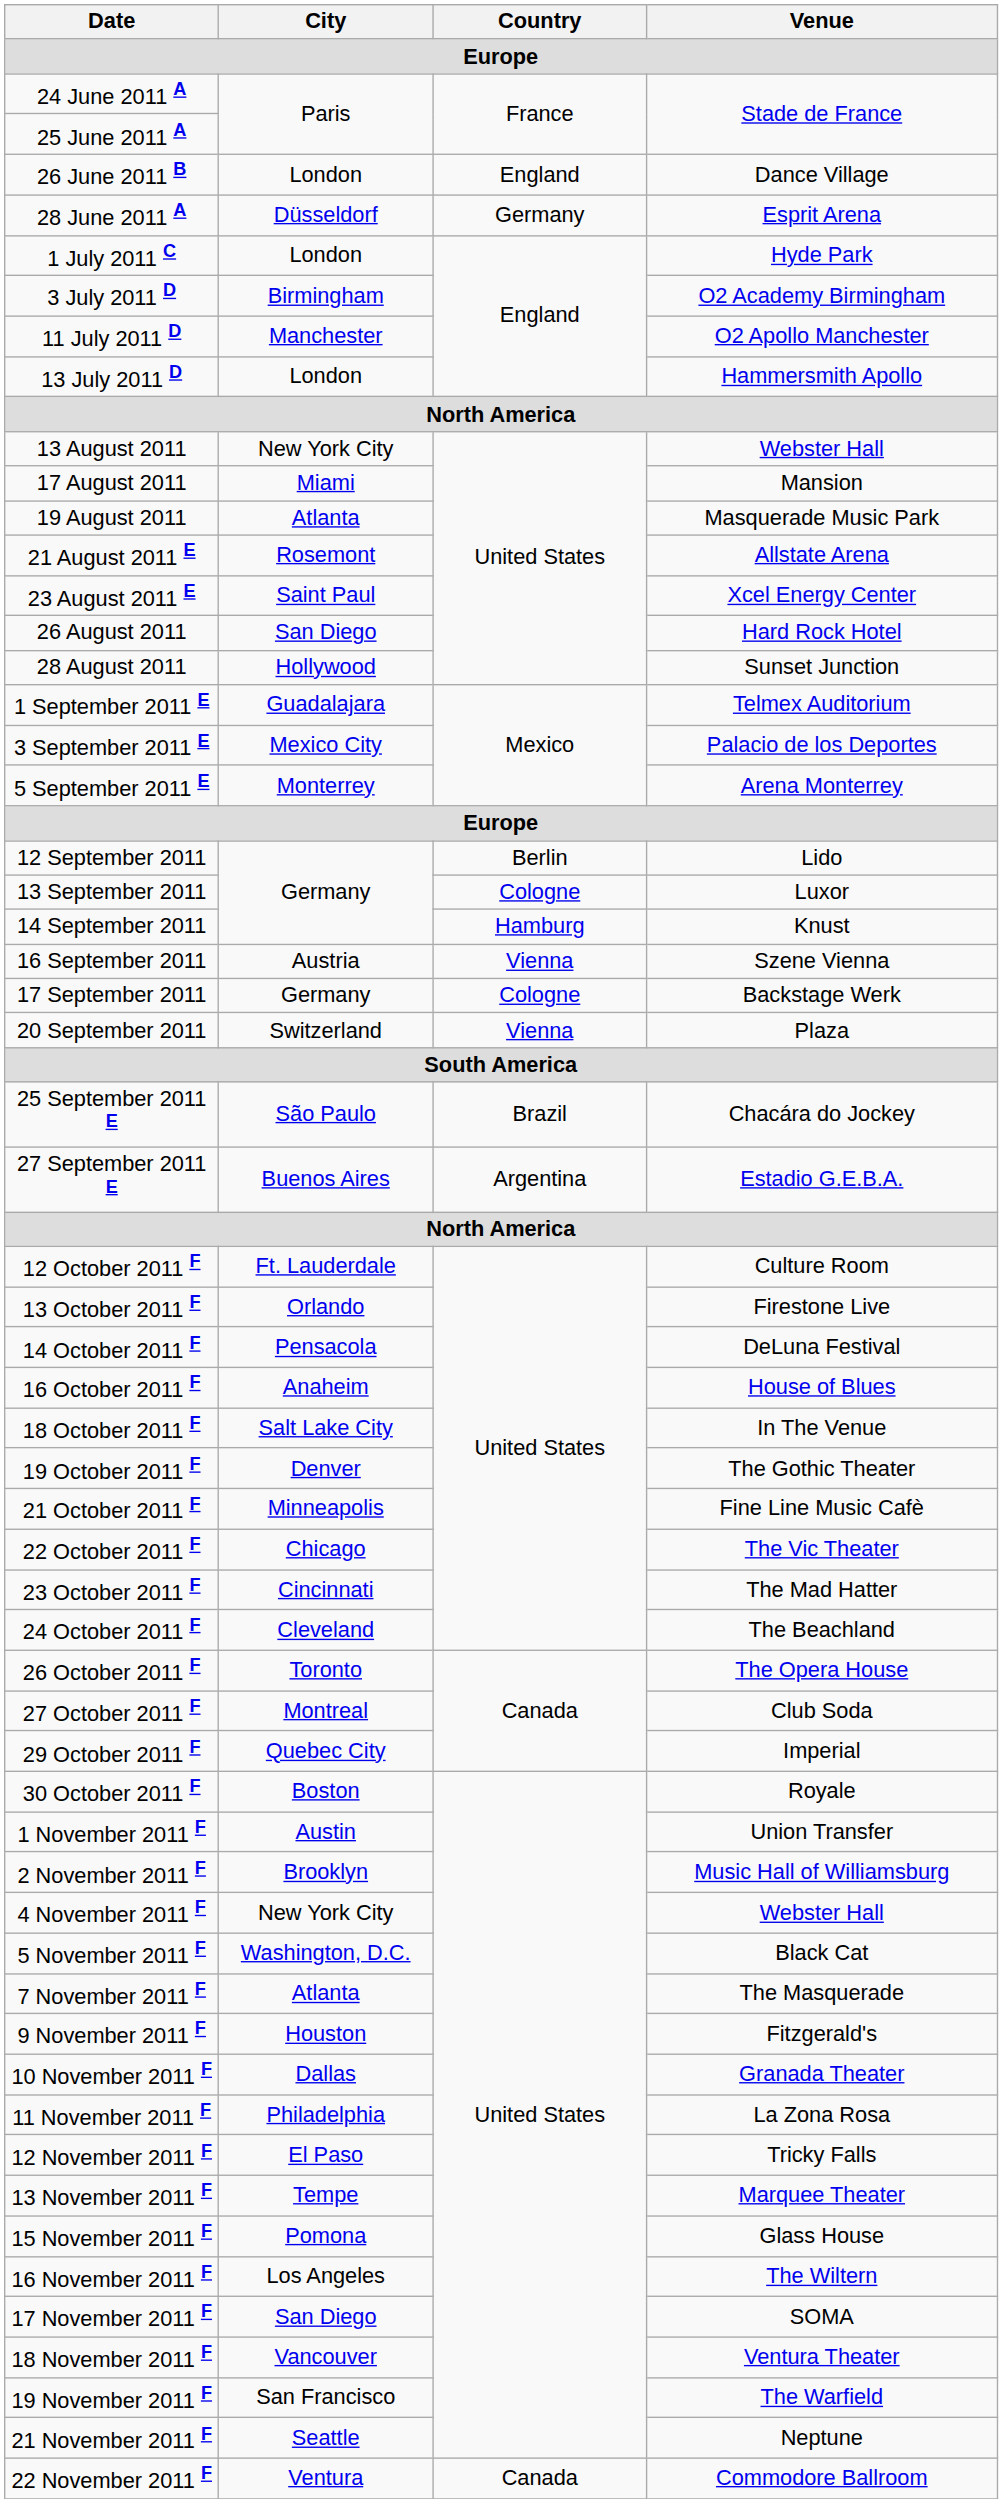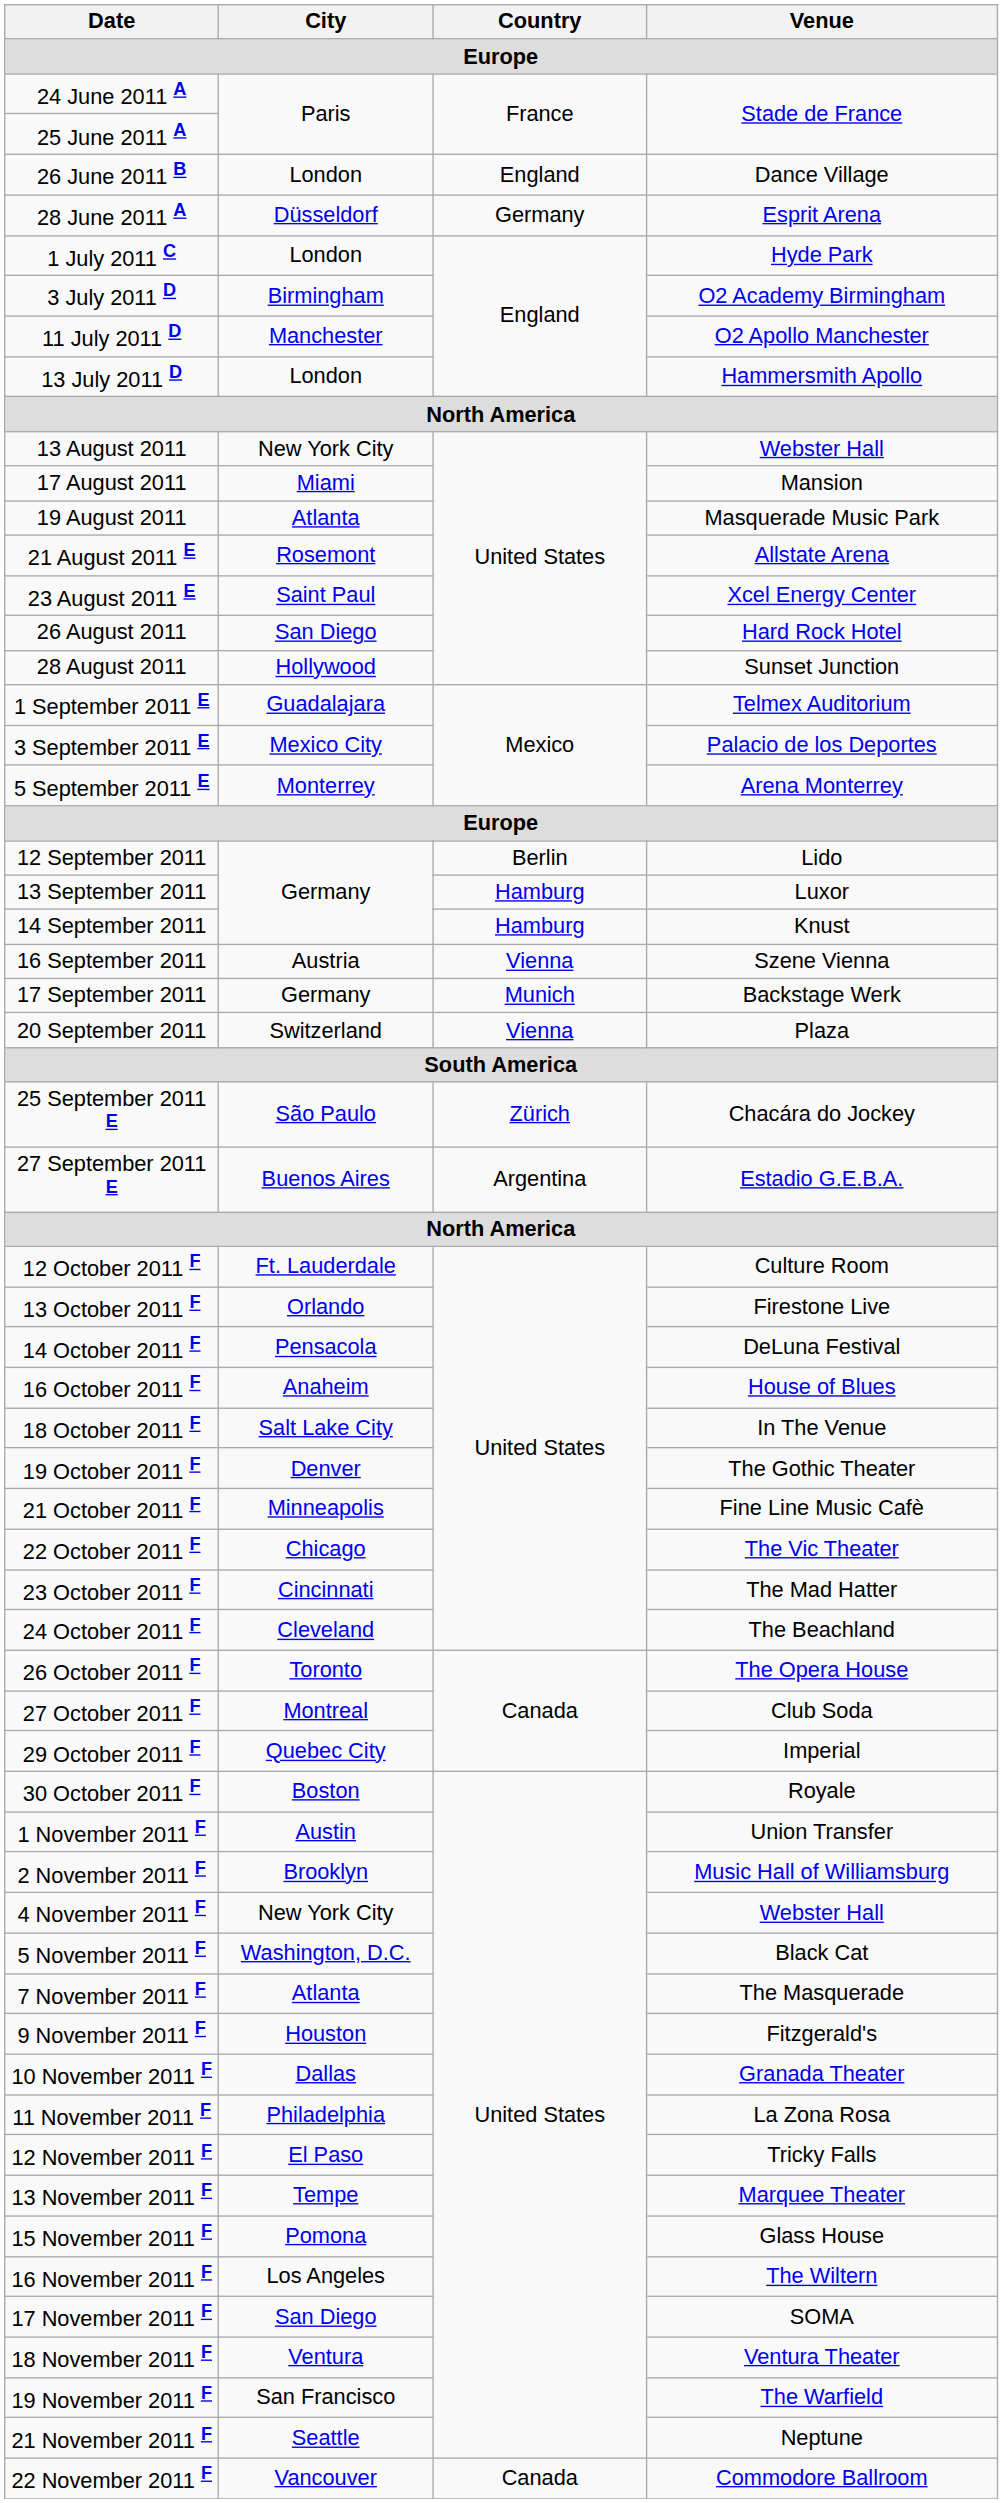(540, 892) Cologne -> (540, 892) Hamburg
(540, 995) Cologne -> (540, 995) Munich
(540, 1114) Brazil -> (540, 1114) Zürich
(326, 2356) Vancouver -> (326, 2356) Ventura
(326, 2478) Ventura -> (326, 2478) Vancouver
